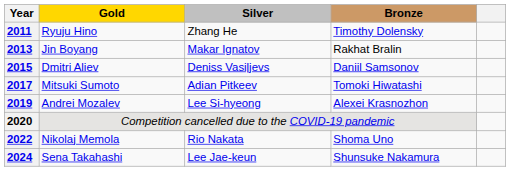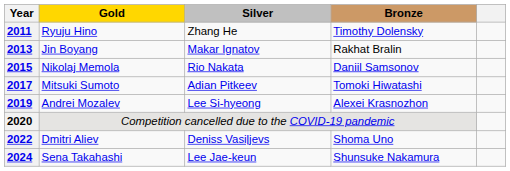(70, 67) Dmitri Aliev -> (80, 67) Nikolaj Memola
(228, 67) Deniss Vasiļjevs -> (216, 67) Rio Nakata
(80, 139) Nikolaj Memola -> (70, 139) Dmitri Aliev
(216, 139) Rio Nakata -> (228, 139) Deniss Vasiļjevs
